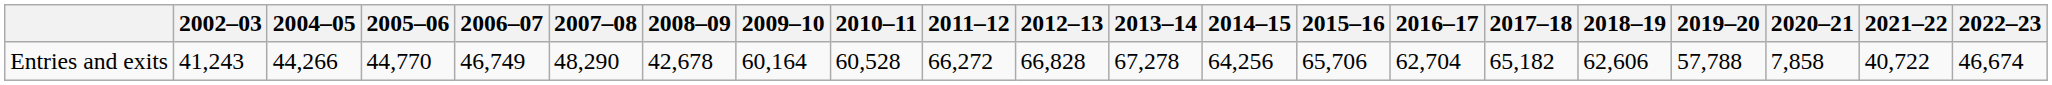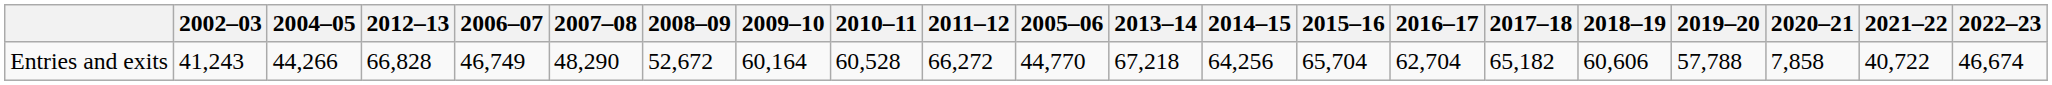columns swapped: (408, 23) <-> (1062, 23)
(680, 60) 42,678 -> (680, 60) 52,672
(1147, 60) 67,278 -> (1147, 60) 67,218
(1334, 60) 65,706 -> (1334, 60) 65,704
(1616, 60) 62,606 -> (1616, 60) 60,606
